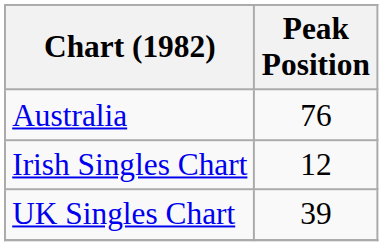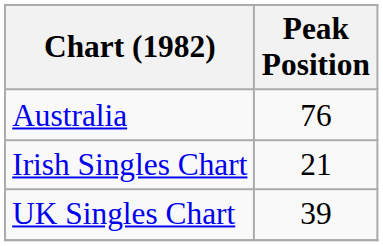(316, 164) 12 -> (316, 164) 21
